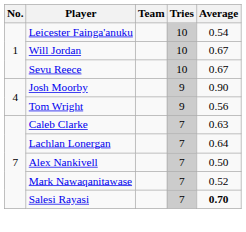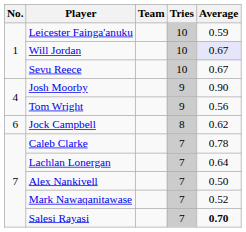(219, 32) 0.54 -> (219, 32) 0.59
(219, 51) no background -> (219, 51) lavender background
+ row: (62, 125)
(219, 125) 0.63 -> (219, 143) 0.78
